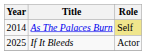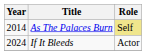(16, 43) 2025 -> (16, 43) 2024
